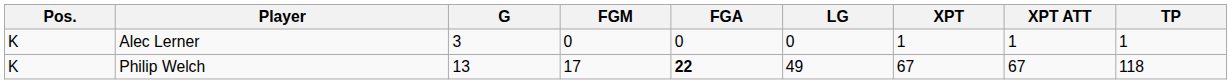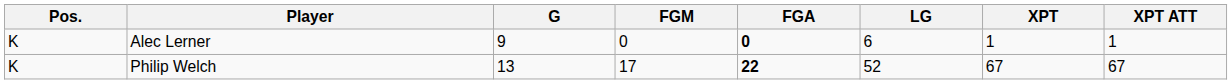- column: (1171, 16)
(457, 41) 3 -> (501, 41) 9
(679, 41) normal -> (746, 41) bold
(790, 41) 0 -> (868, 41) 6
(794, 66) 49 -> (872, 66) 52
